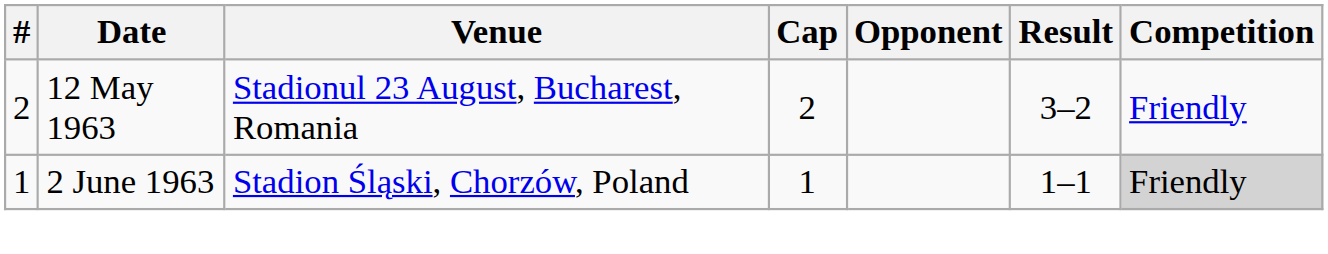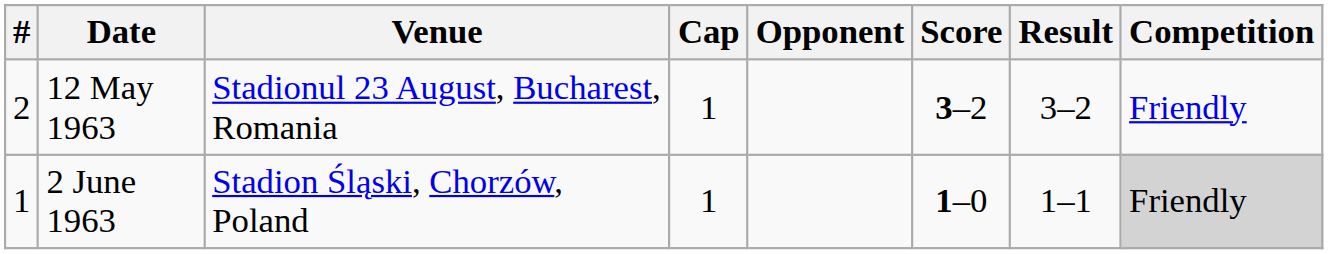+ column: (961, 32)
(807, 106) 2 -> (709, 106) 1
